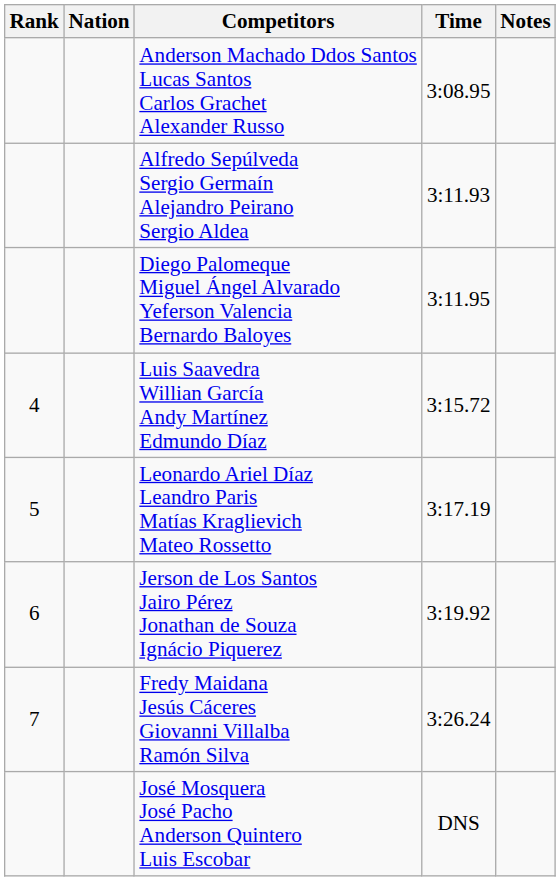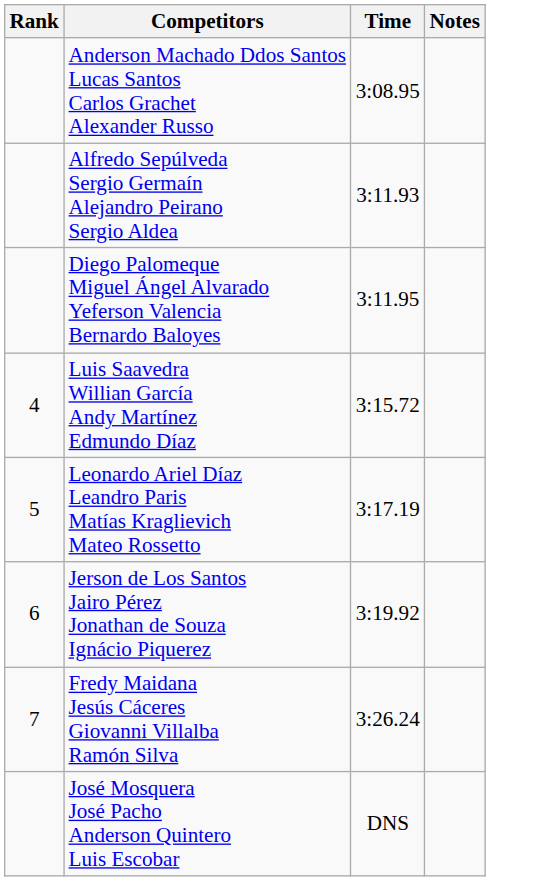- column: (99, 21)
